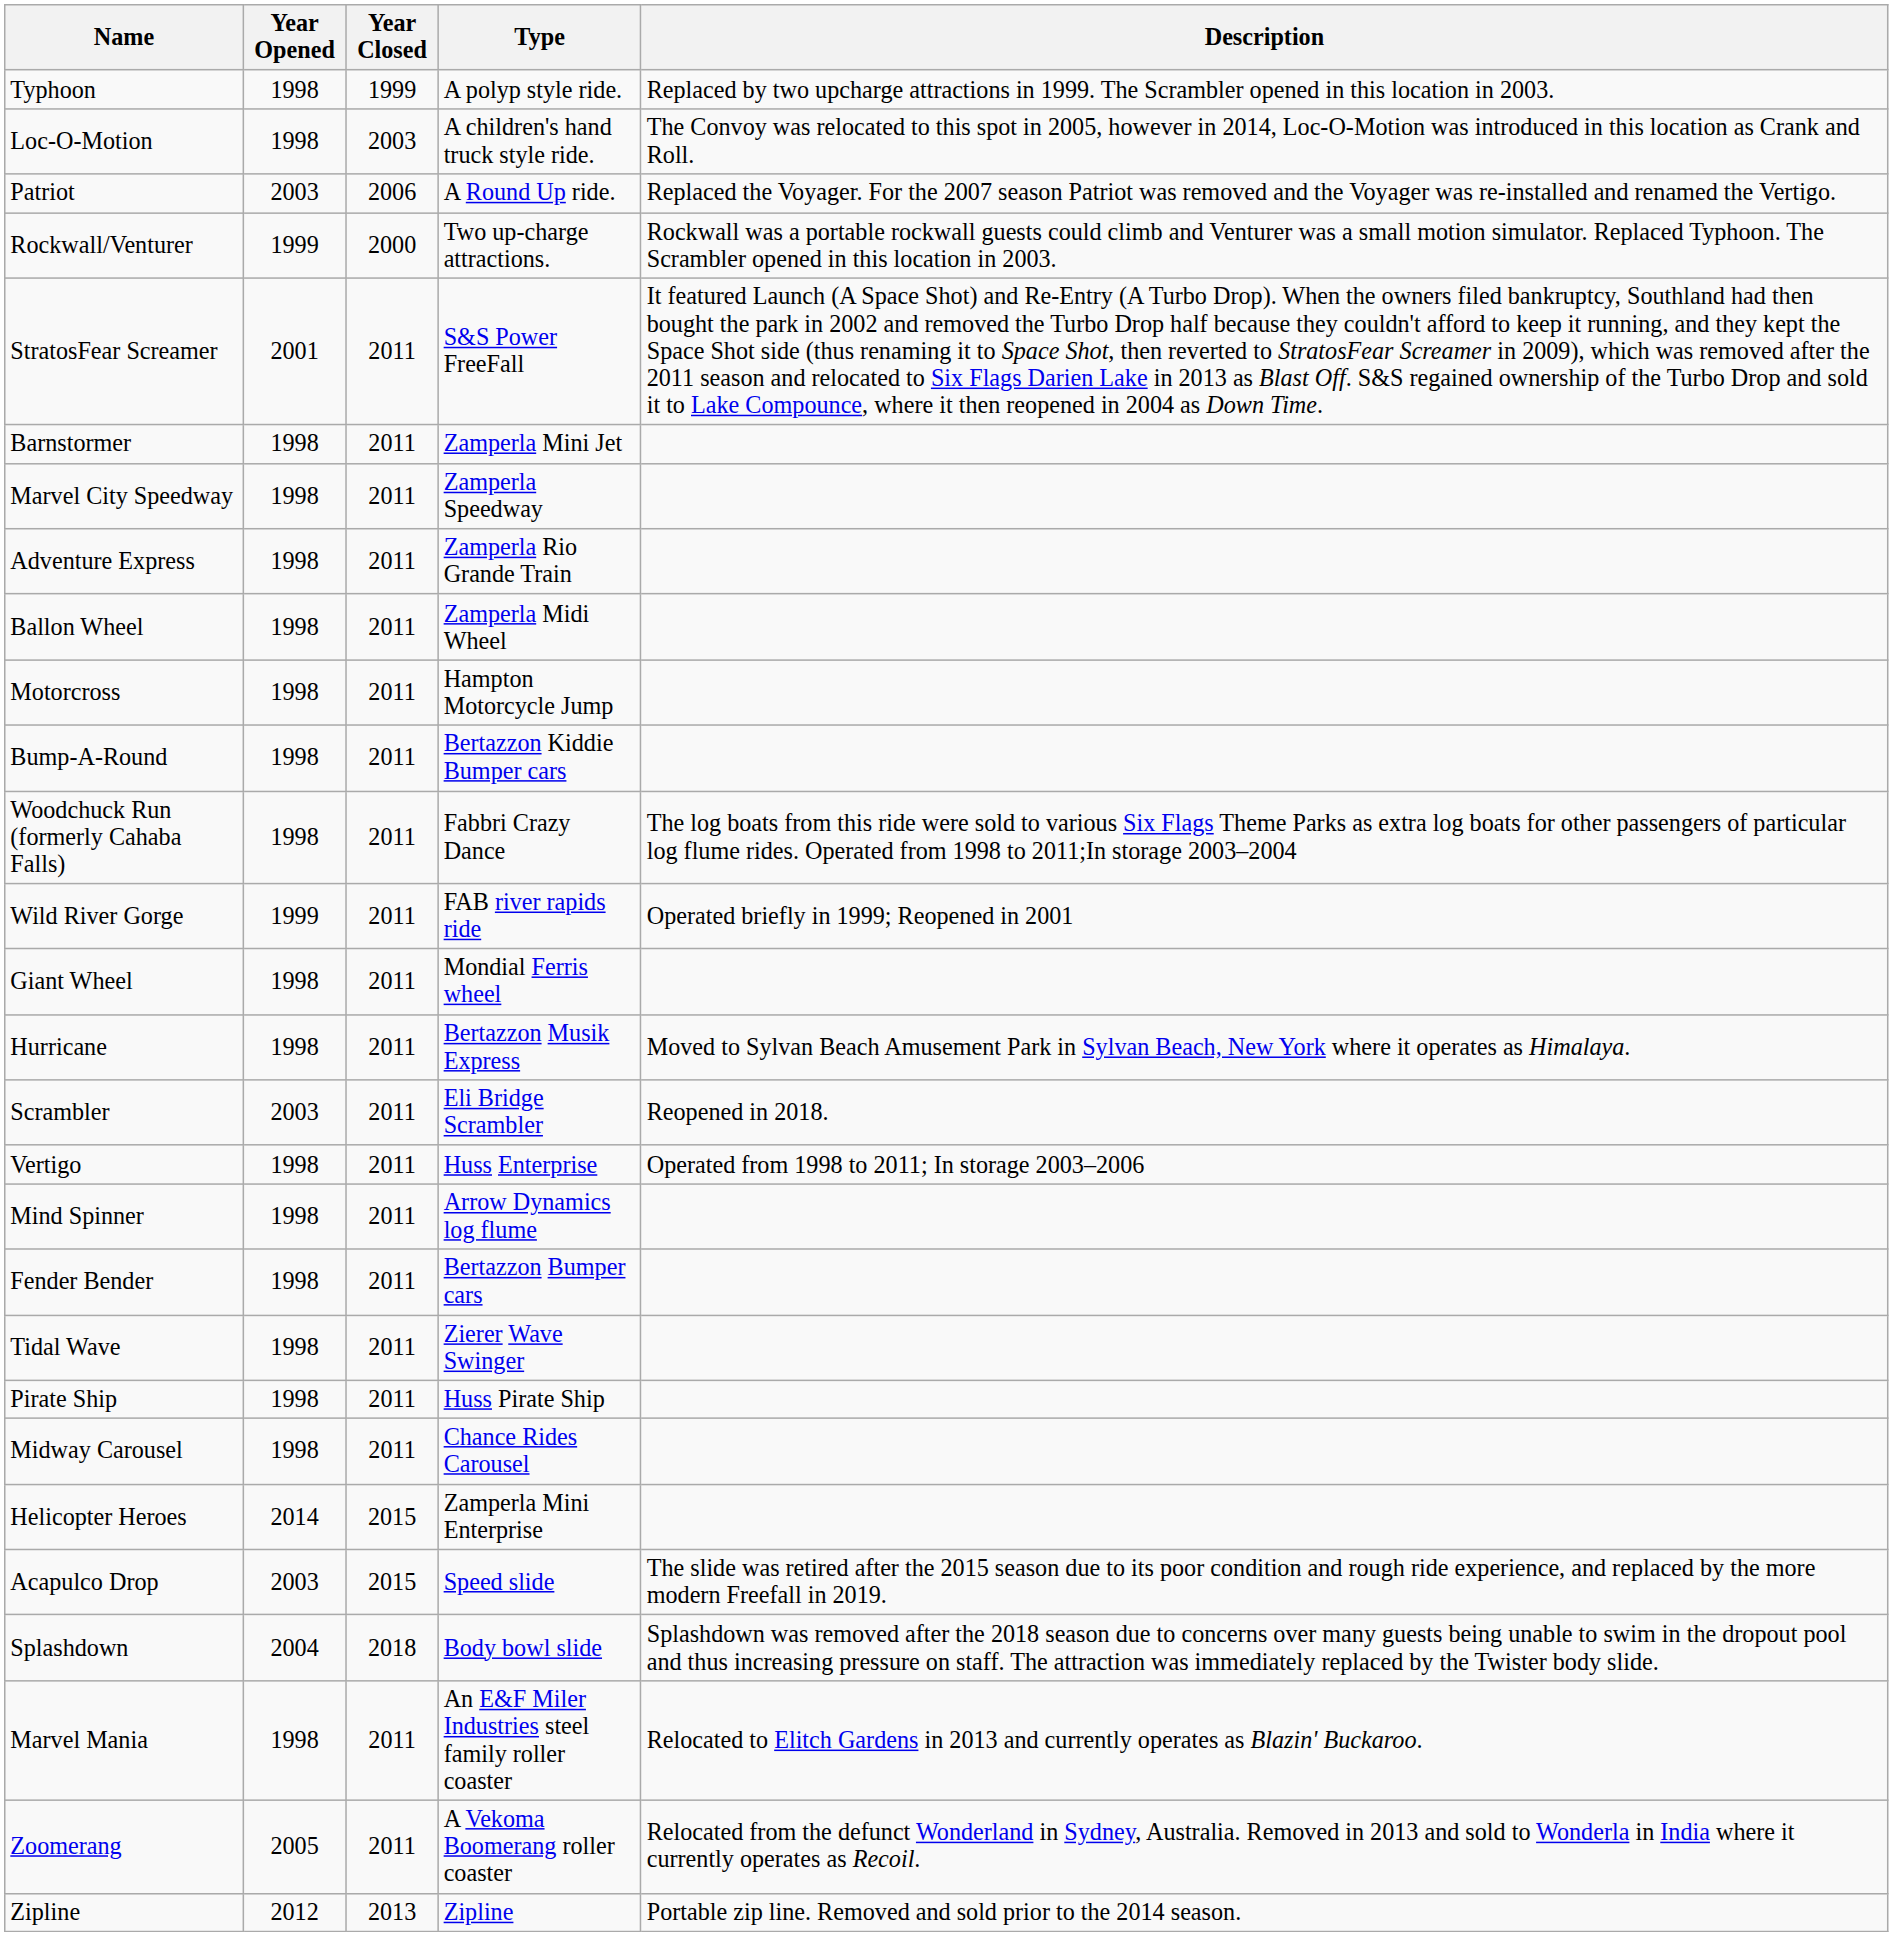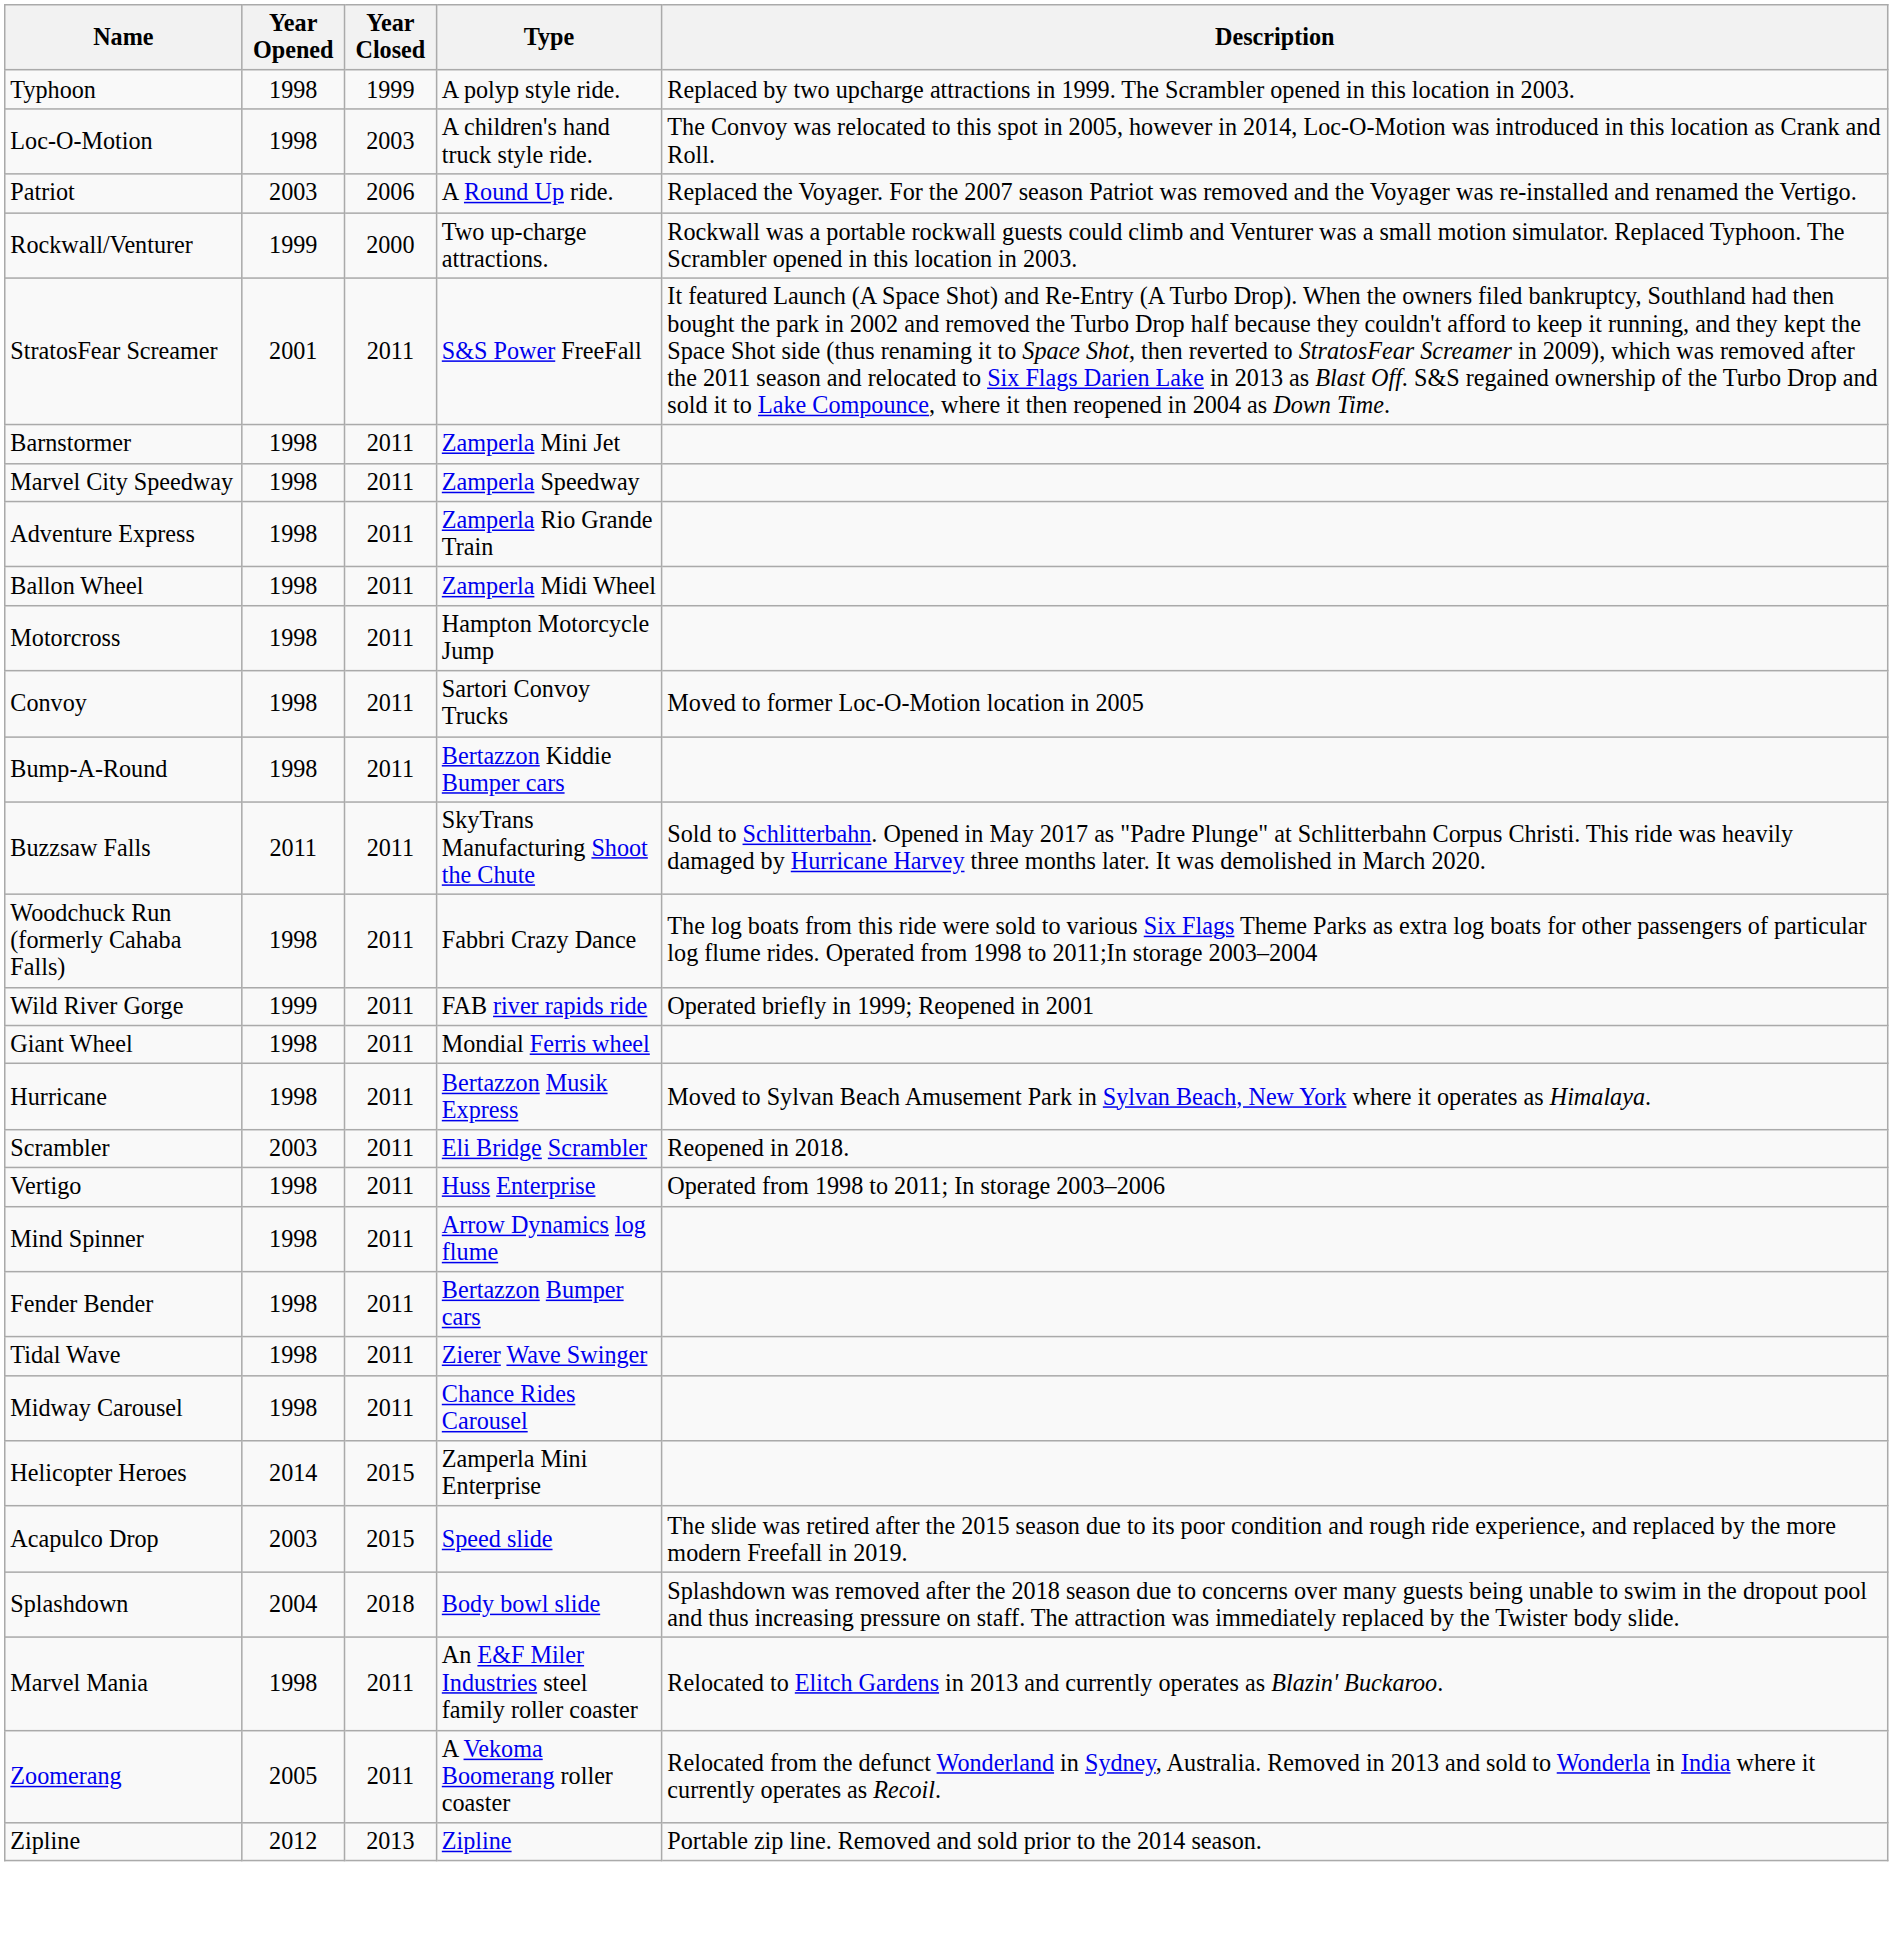+ row: (49, 703)
+ row: (80, 847)
- row: (64, 1399)
